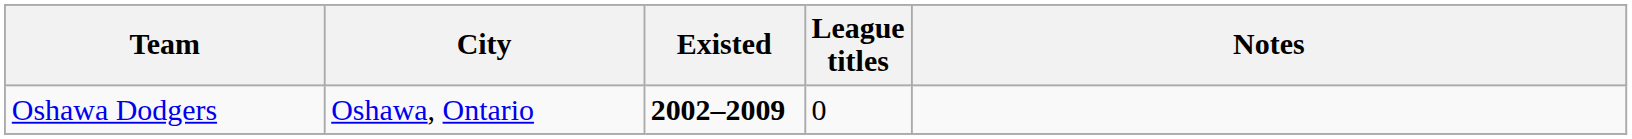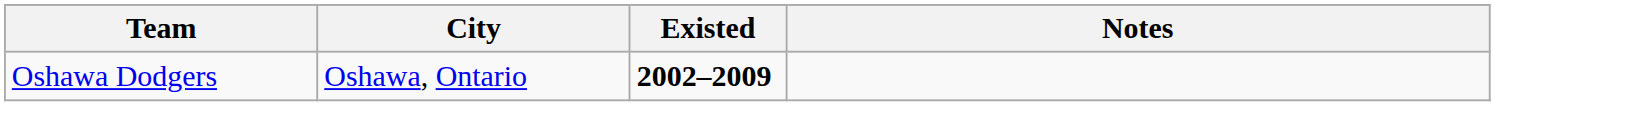- column: (858, 45)
